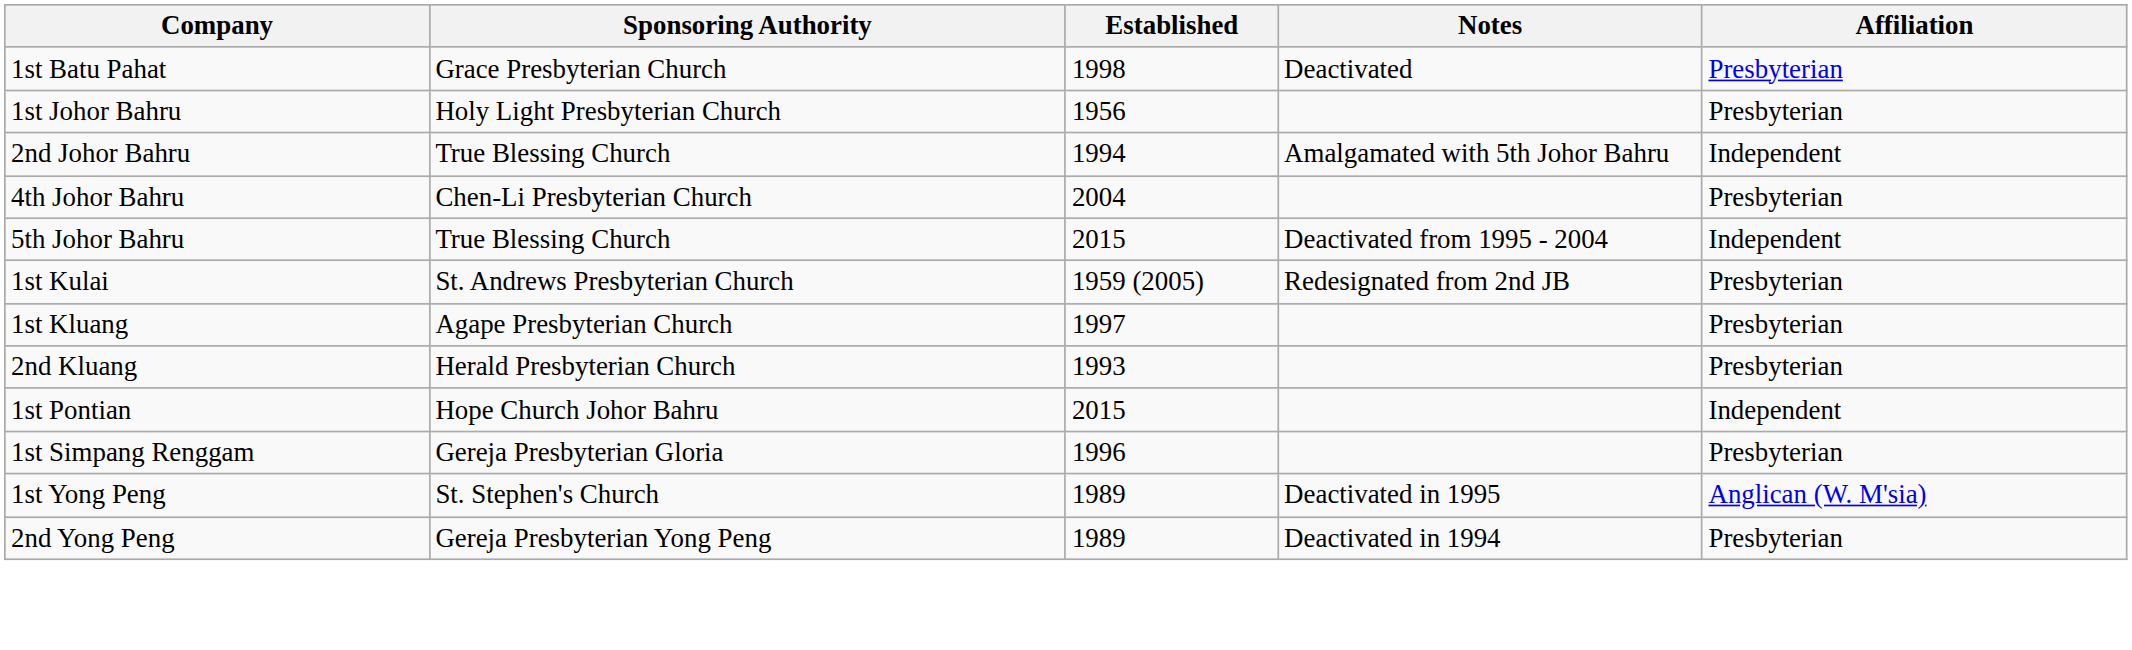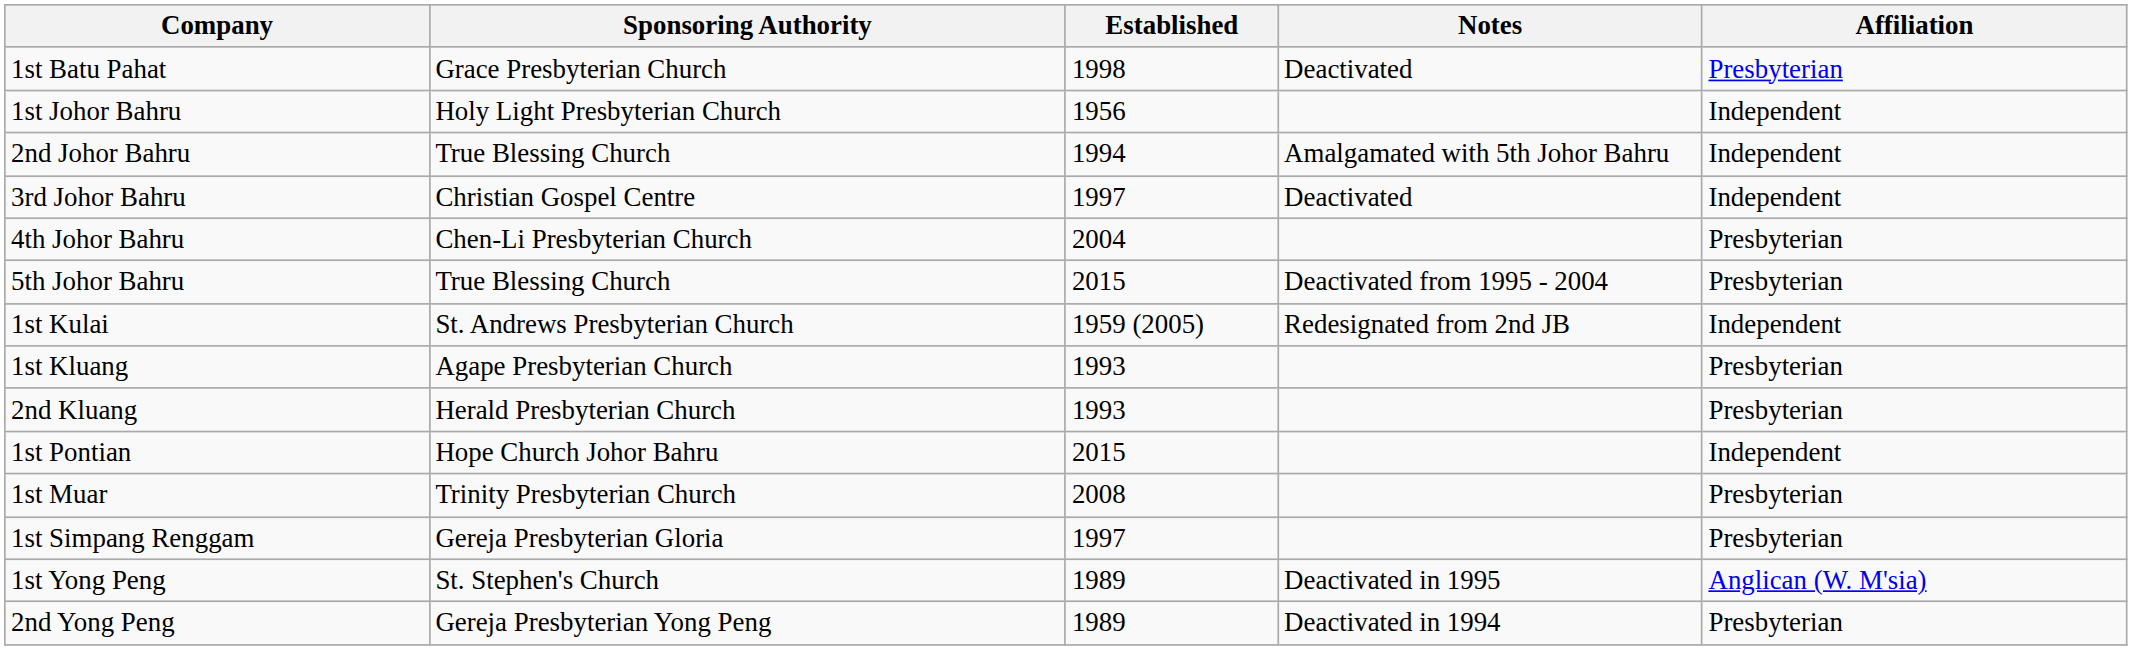(1776, 111) Presbyterian -> (1775, 111) Independent
+ row: (98, 196)
(1775, 238) Independent -> (1776, 281) Presbyterian
(1776, 281) Presbyterian -> (1775, 324) Independent
(1099, 324) 1997 -> (1099, 366) 1993
+ row: (59, 494)
(1099, 452) 1996 -> (1099, 537) 1997
